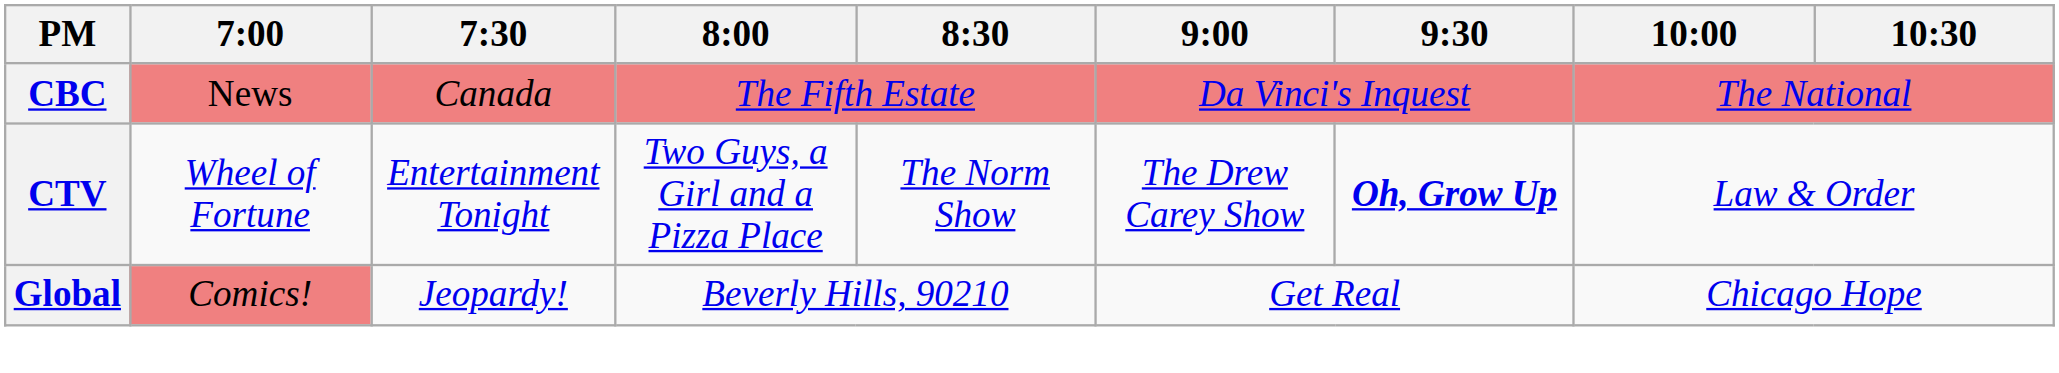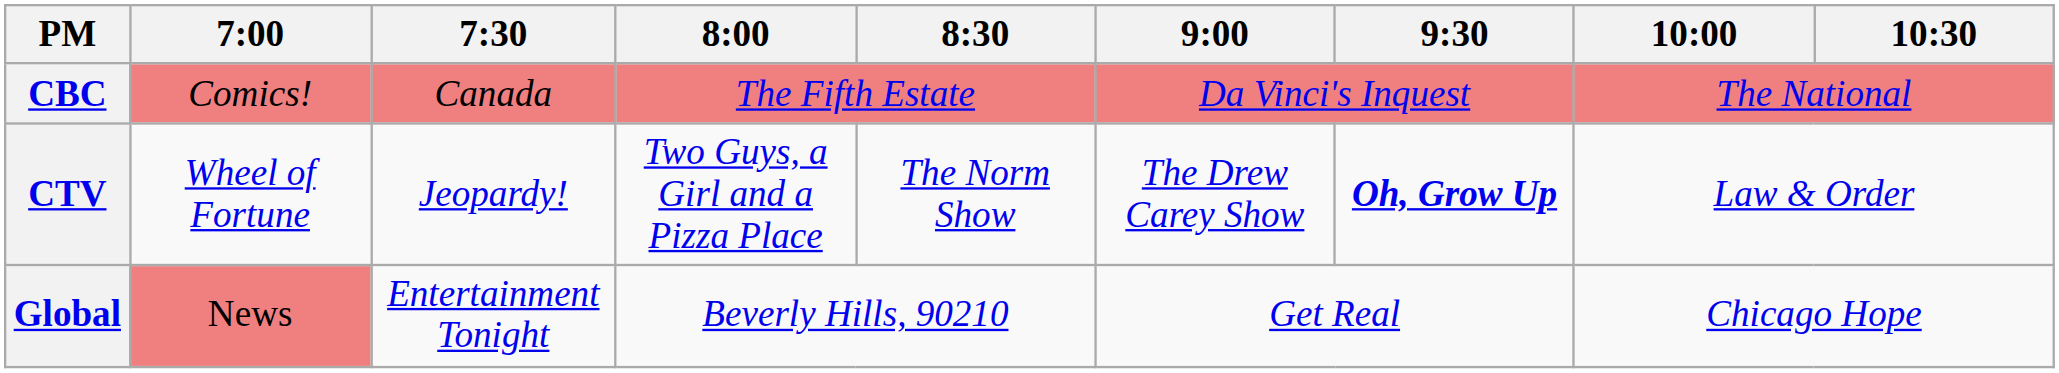(250, 92) News -> (250, 92) Comics!
(493, 193) Entertainment Tonight -> (493, 193) Jeopardy!
(250, 294) Comics! -> (250, 314) News
(493, 294) Jeopardy! -> (493, 314) Entertainment Tonight
